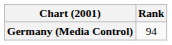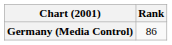(151, 31) 94 -> (151, 31) 86
